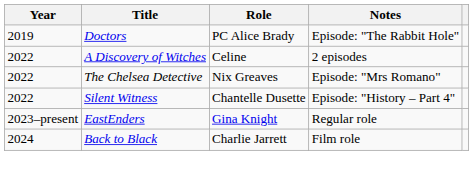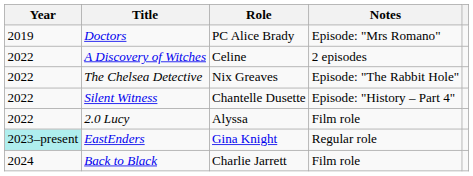(385, 35) Episode: "The Rabbit Hole" -> (376, 35) Episode: "Mrs Romano"
(376, 77) Episode: "Mrs Romano" -> (385, 77) Episode: "The Rabbit Hole"
+ row: (107, 118)
(43, 118) no background -> (43, 139) paleturquoise background
